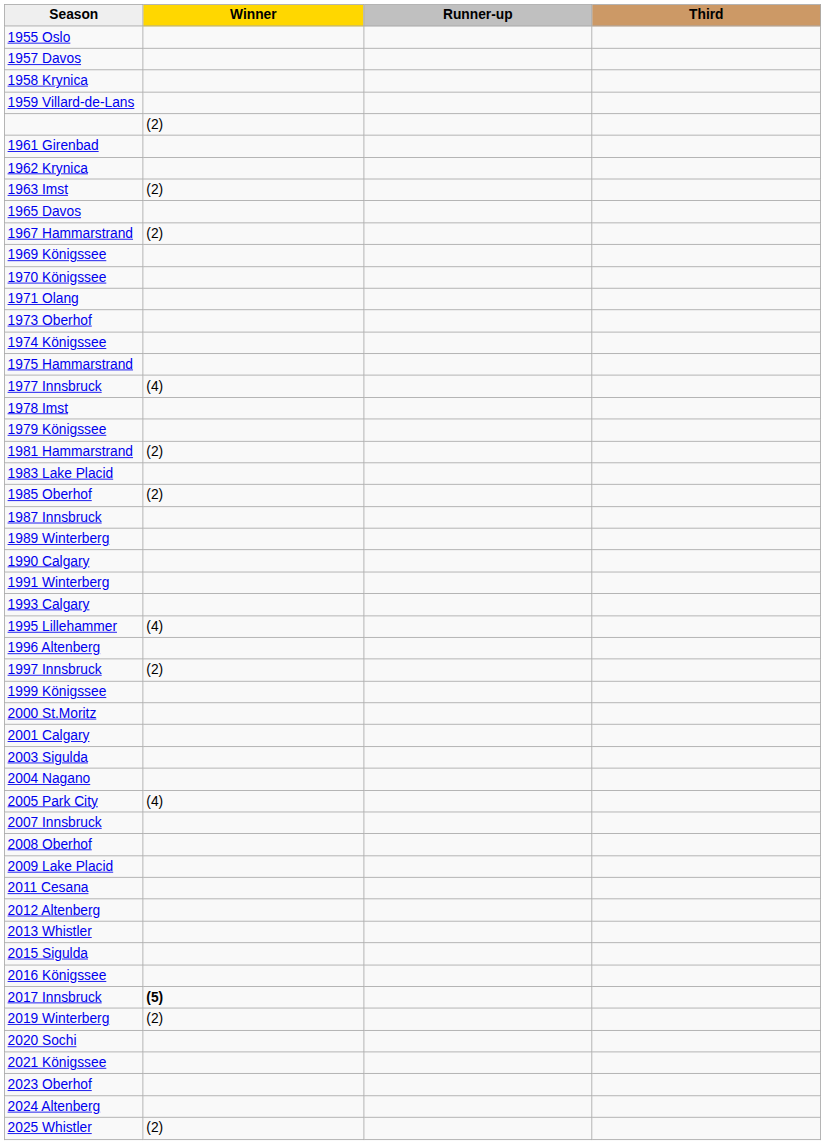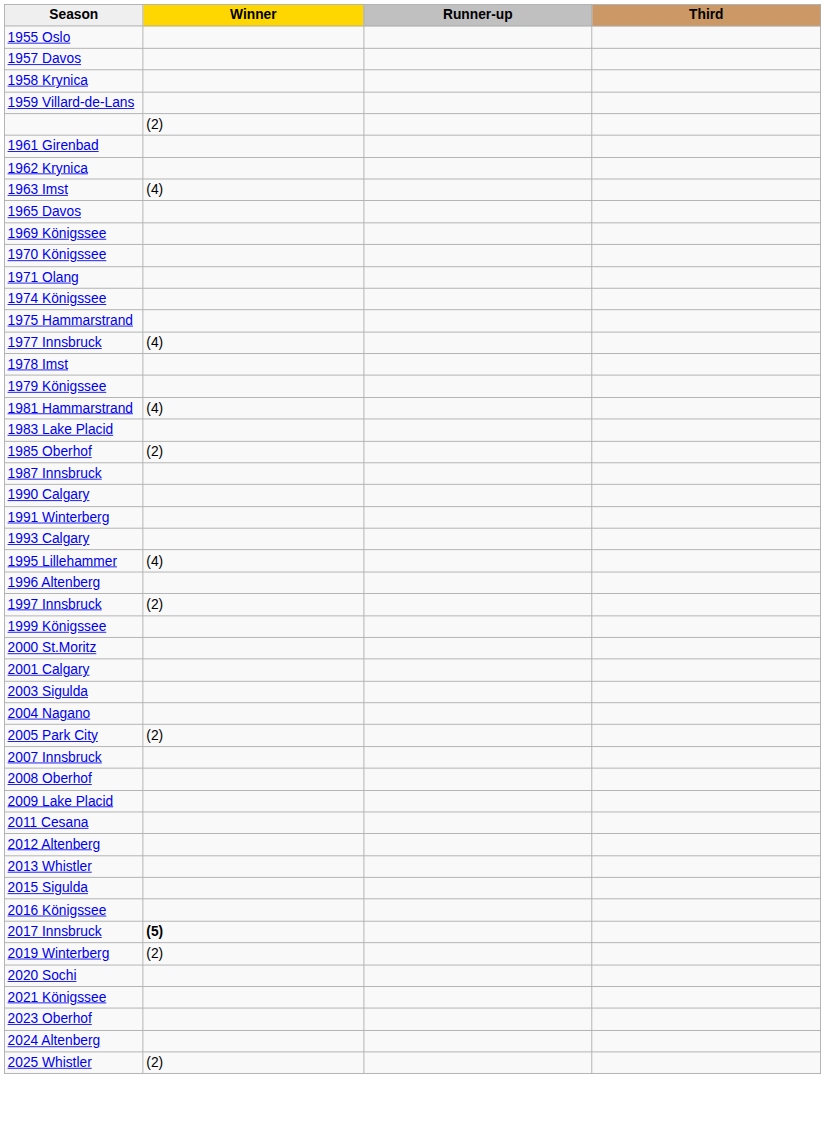(155, 189) (2) -> (155, 189) (4)
- row: (70, 233)
- row: (50, 320)
(155, 451) (2) -> (155, 408) (4)
- row: (58, 539)
(155, 801) (4) -> (155, 735) (2)
